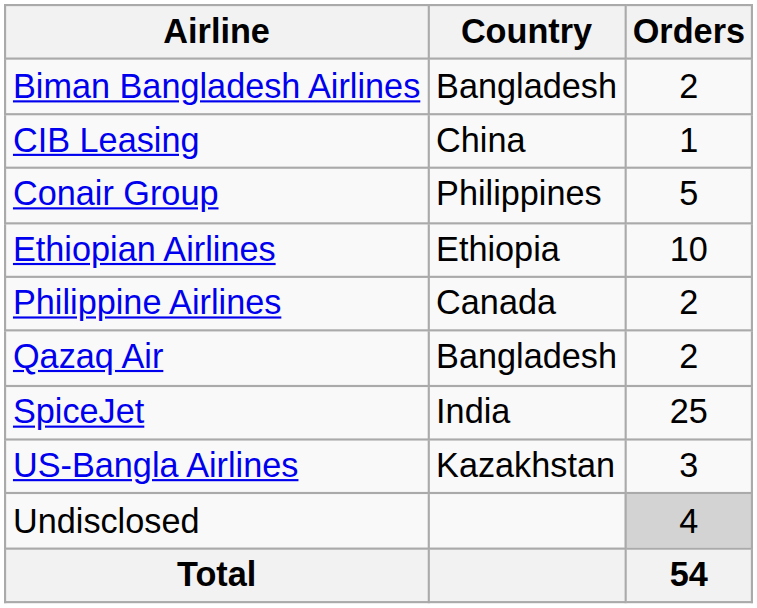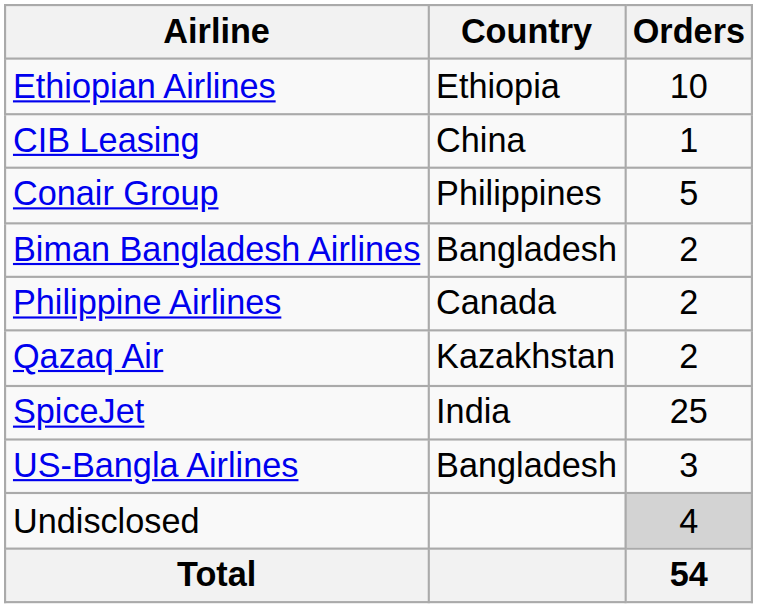rows swapped: (217, 85) <-> (144, 248)
(527, 357) Bangladesh -> (526, 357) Kazakhstan
(526, 466) Kazakhstan -> (527, 466) Bangladesh
